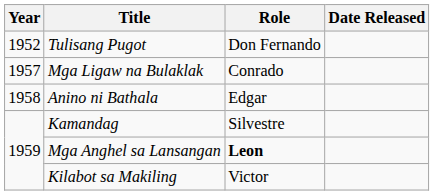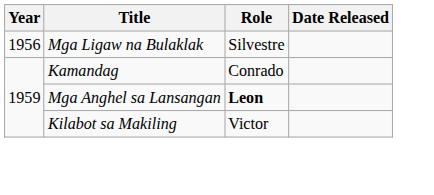- row: (97, 44)
(24, 71) 1957 -> (24, 44) 1956
(256, 71) Conrado -> (256, 44) Silvestre
- row: (103, 97)
(256, 124) Silvestre -> (256, 71) Conrado
